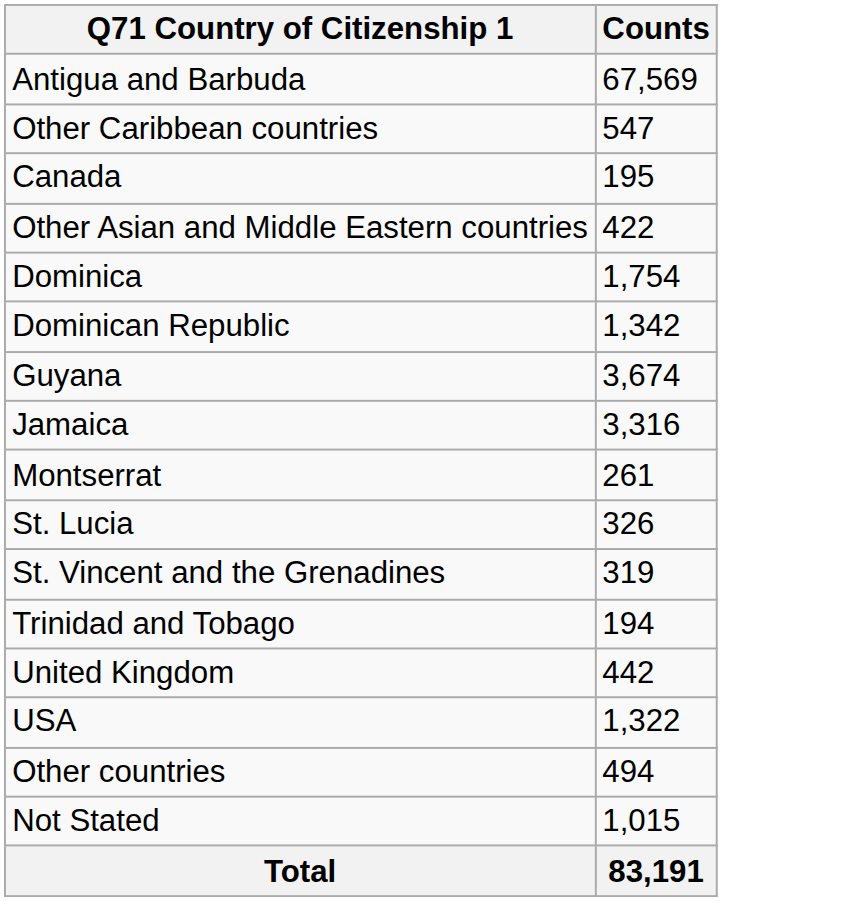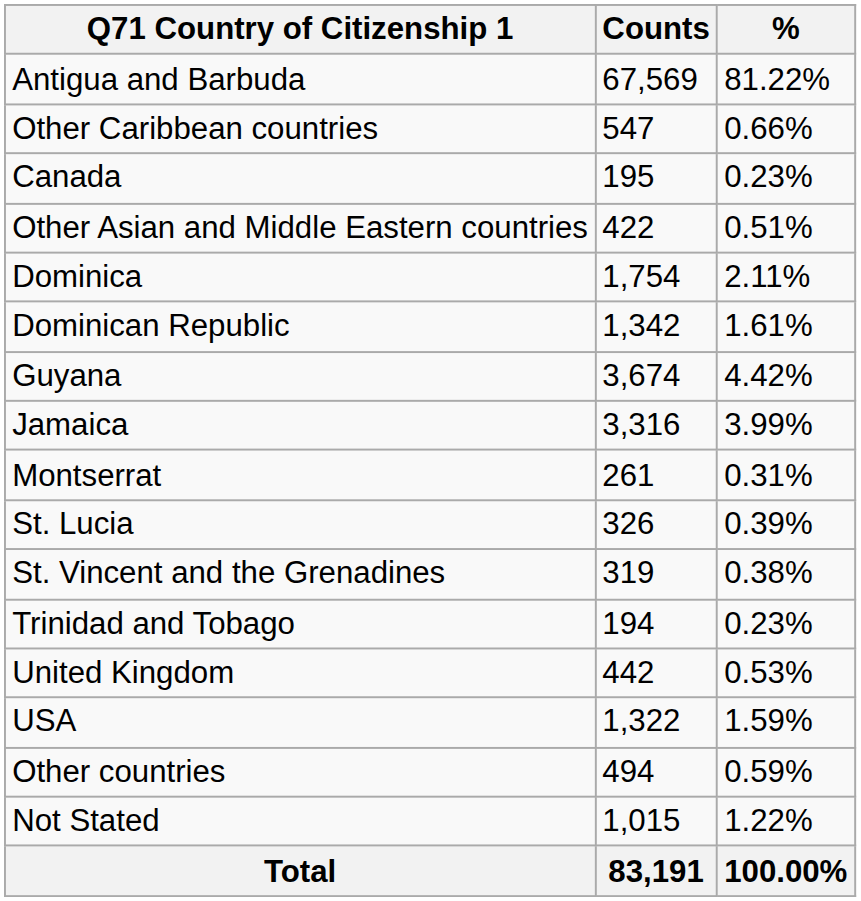+ column: (786, 29)
